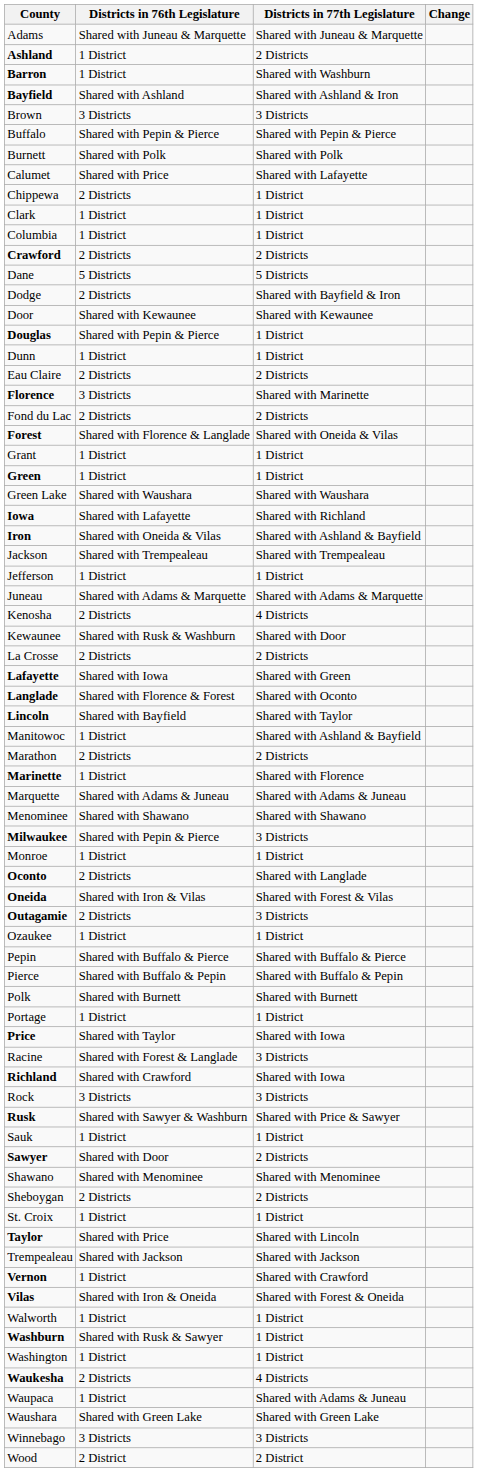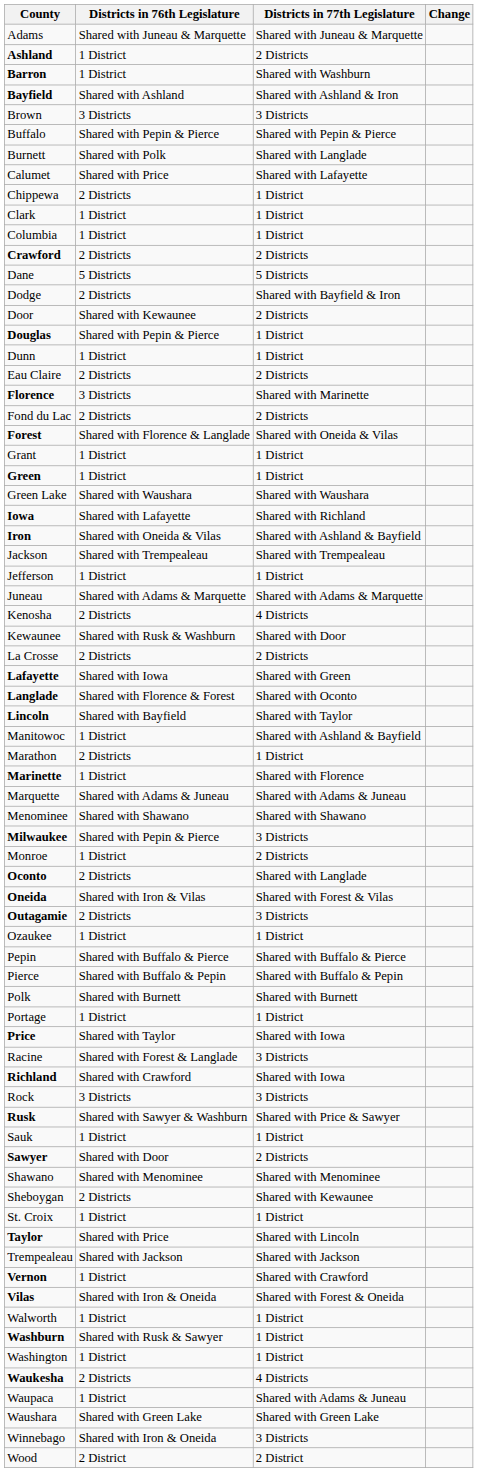(299, 154) Shared with Polk -> (311, 154) Shared with Langlade
(314, 315) Shared with Kewaunee -> (282, 315) 2 Districts
(282, 756) 2 Districts -> (279, 756) 1 District
(279, 856) 1 District -> (282, 856) 2 Districts
(282, 1197) 2 Districts -> (314, 1197) Shared with Kewaunee
(105, 1437) 3 Districts -> (147, 1437) Shared with Iron & Oneida
